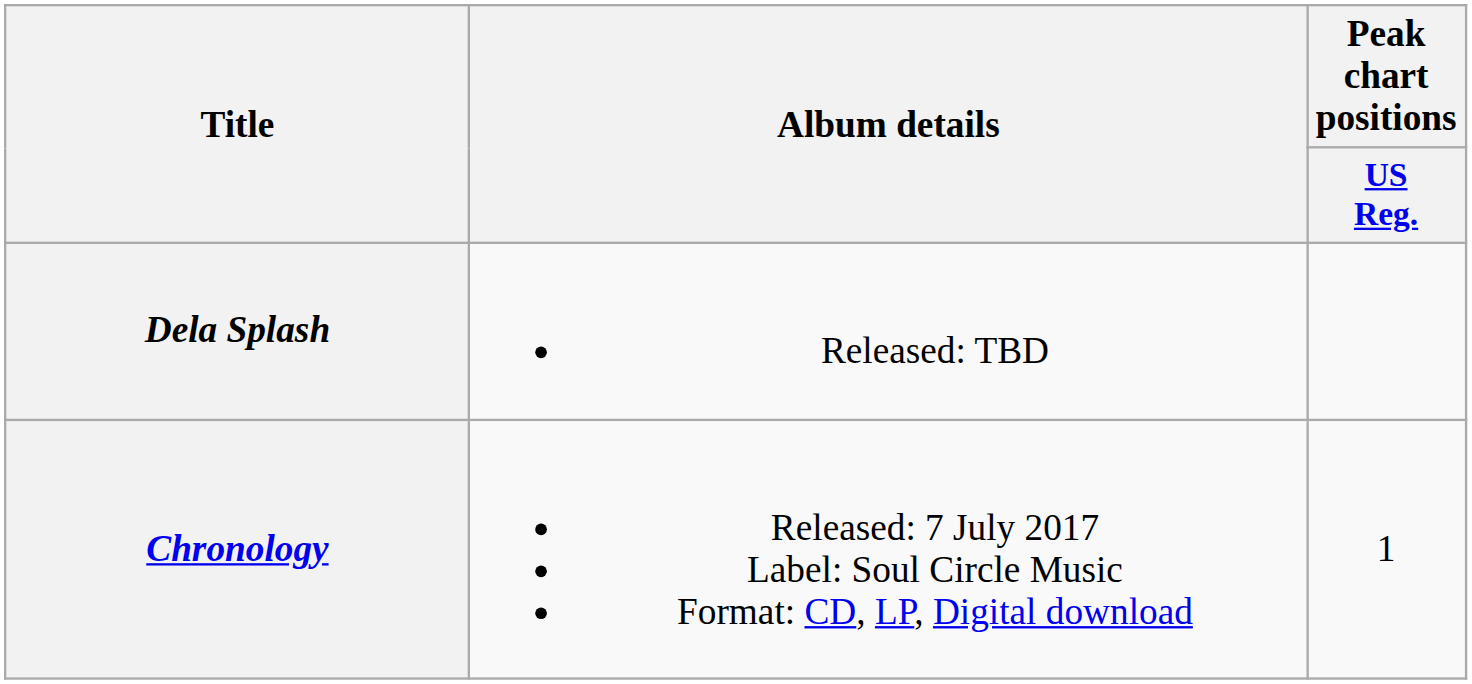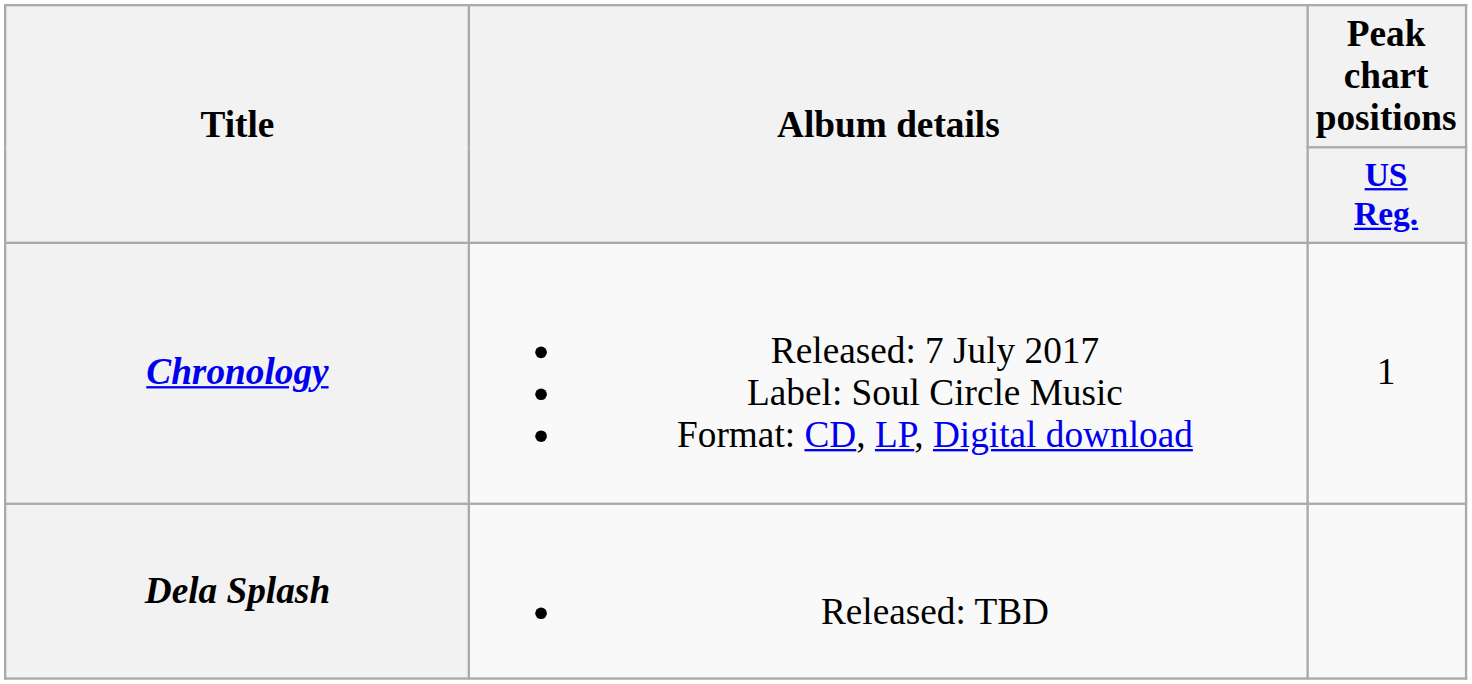rows swapped: (237, 547) <-> (237, 330)
